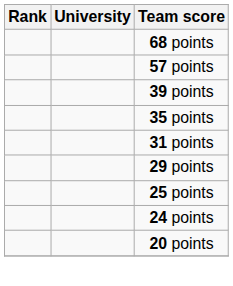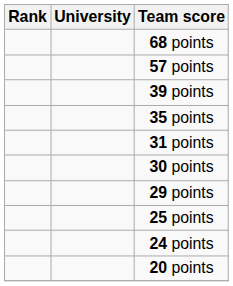+ row: (182, 167)
